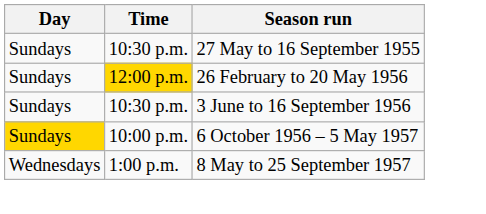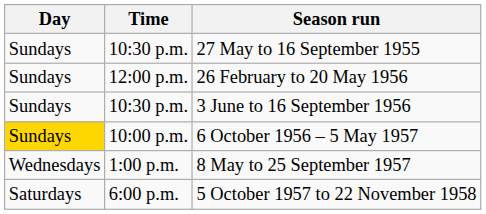(148, 77) gold background -> (148, 77) no background
+ row: (337, 194)
